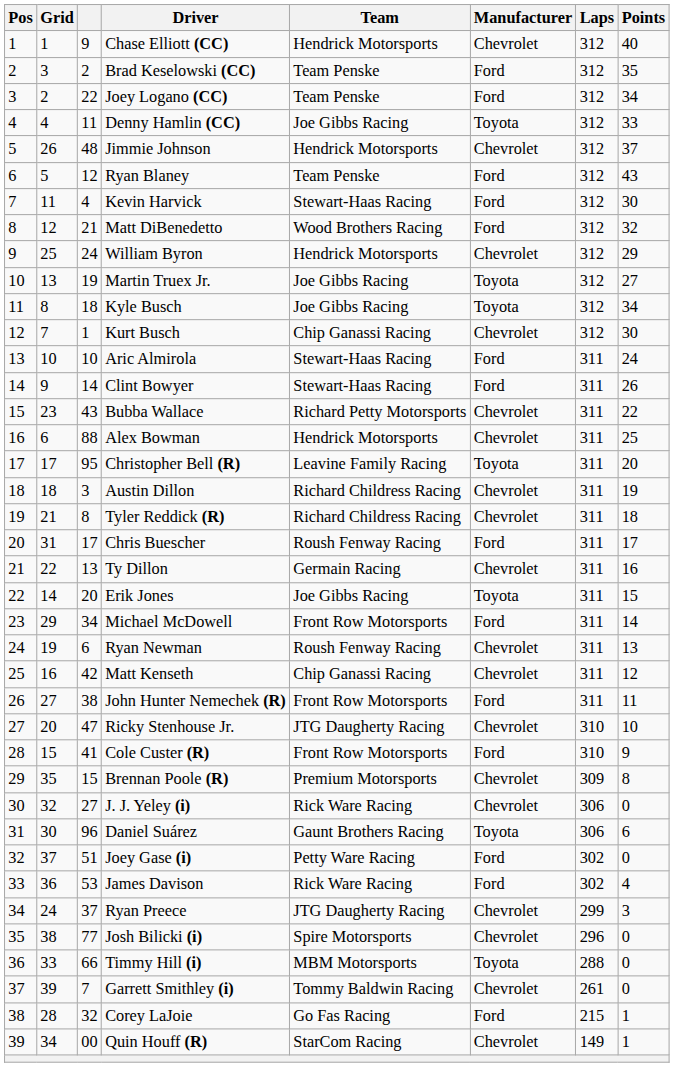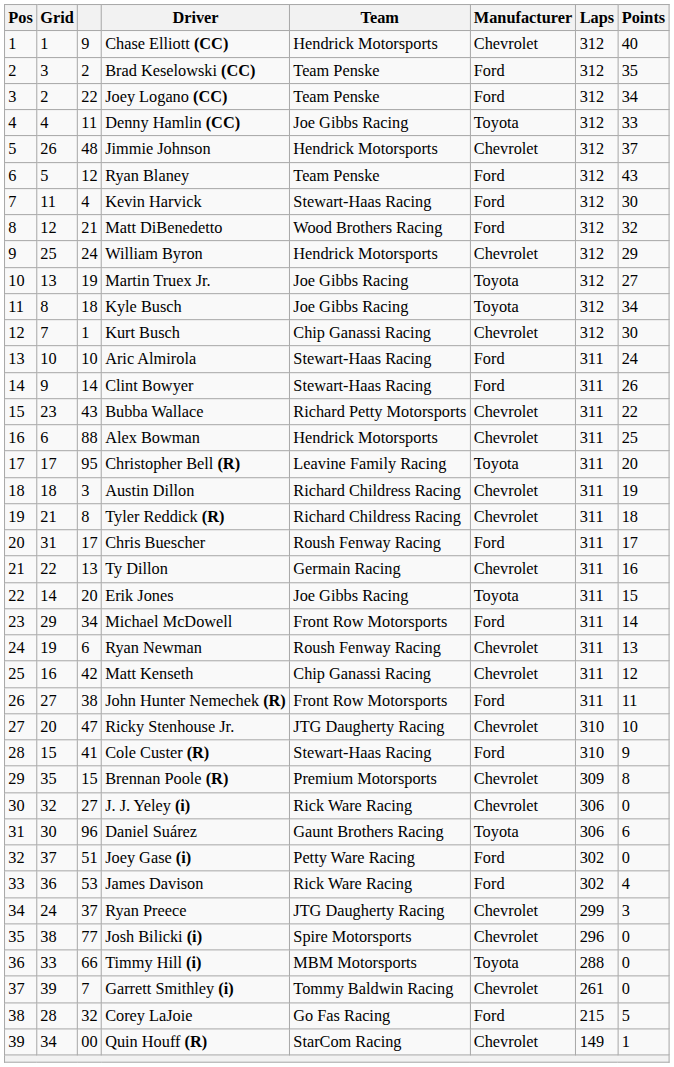(370, 752) Front Row Motorsports -> (362, 752) Stewart-Haas Racing
(626, 1015) 1 -> (626, 1015) 5
